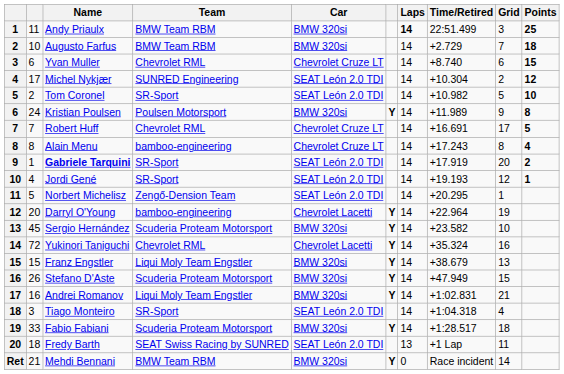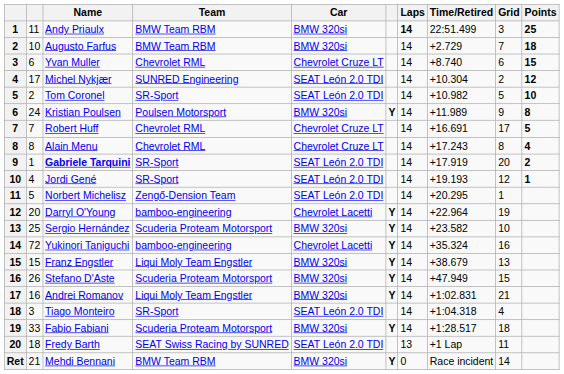(183, 146) bamboo-engineering -> (170, 146) Chevrolet RML
(34, 229) 45 -> (34, 229) 25
(170, 245) Chevrolet RML -> (183, 245) bamboo-engineering
